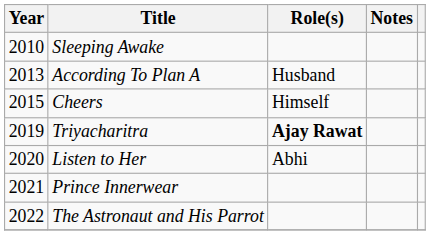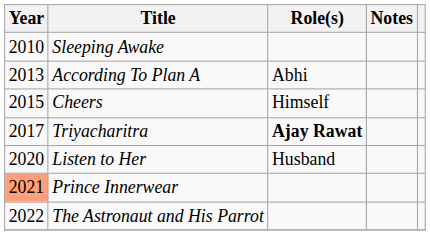(304, 74) Husband -> (290, 74) Abhi
(26, 131) 2019 -> (26, 131) 2017
(290, 159) Abhi -> (304, 159) Husband
(26, 187) no background -> (26, 187) lightsalmon background
